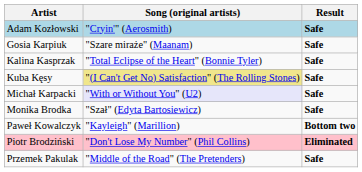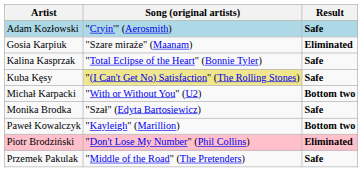(314, 45) Safe -> (329, 45) Eliminated
(143, 93) lavender background -> (143, 93) no background
(314, 93) Safe -> (330, 93) Bottom two
